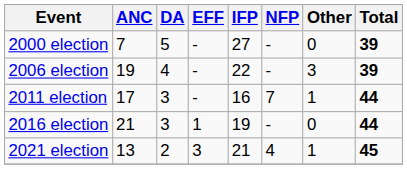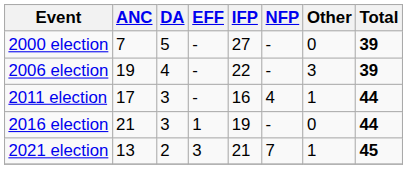(270, 97) 7 -> (270, 97) 4
(270, 151) 4 -> (270, 151) 7
